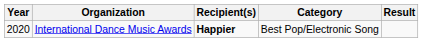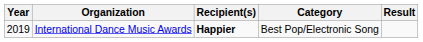(18, 29) 2020 -> (18, 29) 2019
